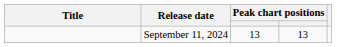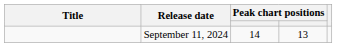(255, 34) 13 -> (255, 34) 14
